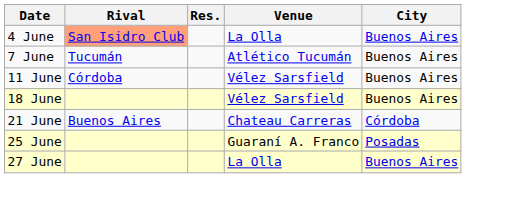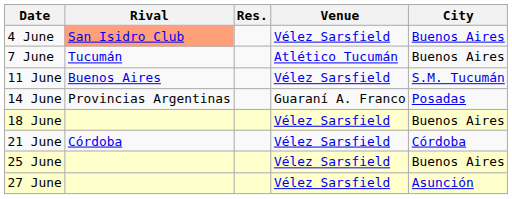(255, 36) La Olla -> (332, 36) Vélez Sarsfield
(95, 78) Córdoba -> (114, 78) Buenos Aires
(412, 78) Buenos Aires -> (458, 78) S.M. Tucumán
+ row: (35, 99)
(114, 120) Buenos Aires -> (95, 141) Córdoba
(289, 120) Chateau Carreras -> (332, 141) Vélez Sarsfield
(293, 141) Guaraní A. Franco -> (332, 162) Vélez Sarsfield
(392, 141) Posadas -> (458, 162) Buenos Aires
(255, 162) La Olla -> (332, 183) Vélez Sarsfield
(412, 162) Buenos Aires -> (443, 183) Asunción
